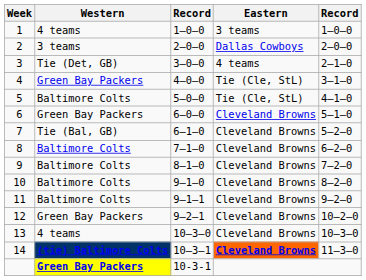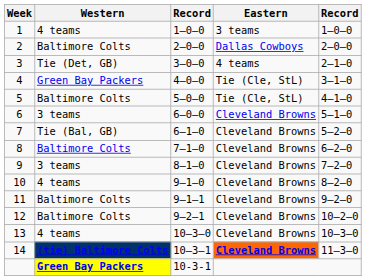(59, 47) 3 teams -> (84, 47) Baltimore Colts
(90, 115) Green Bay Packers -> (59, 115) 3 teams
(84, 165) Baltimore Colts -> (59, 165) 3 teams
(84, 182) Baltimore Colts -> (59, 182) 4 teams
(90, 216) Green Bay Packers -> (84, 216) Baltimore Colts
